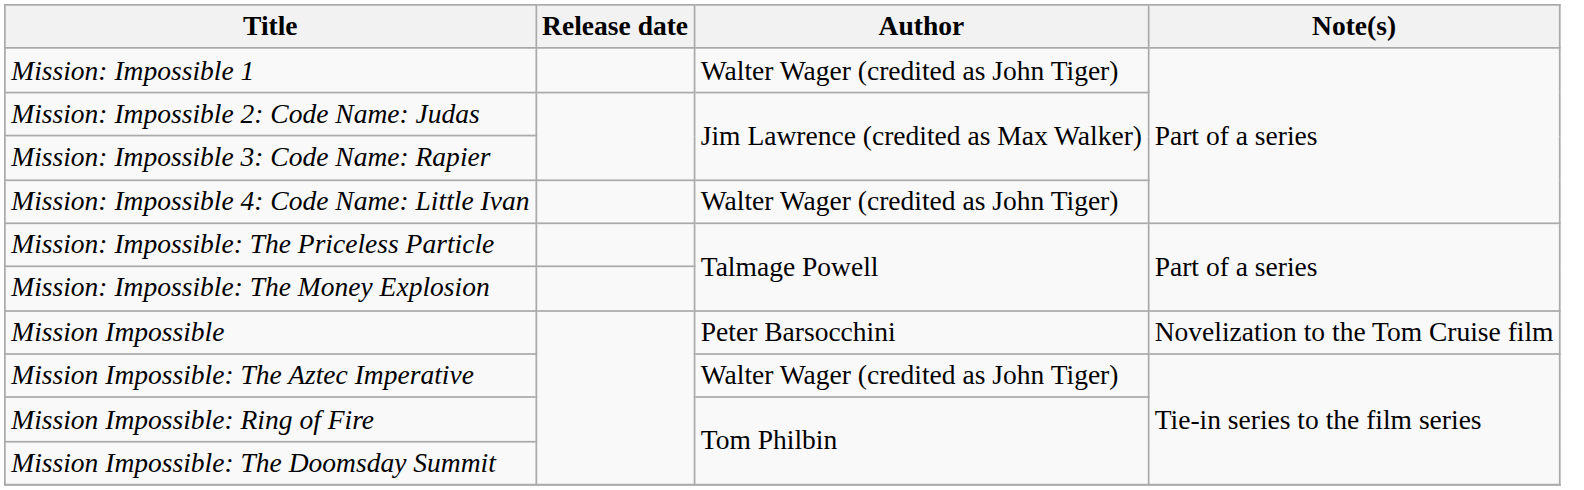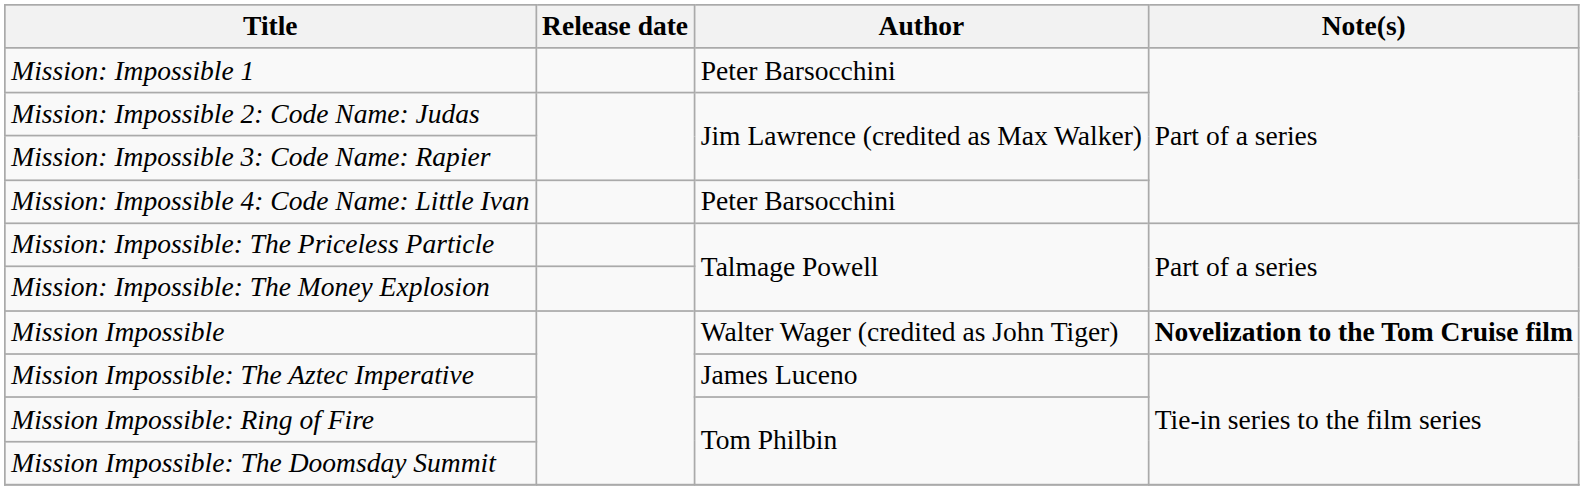(910, 69) Walter Wager (credited as John Tiger) -> (798, 69) Peter Barsocchini
(910, 200) Walter Wager (credited as John Tiger) -> (798, 200) Peter Barsocchini
(798, 331) Peter Barsocchini -> (910, 331) Walter Wager (credited as John Tiger)
(1354, 331) normal -> (1364, 331) bold
(910, 375) Walter Wager (credited as John Tiger) -> (779, 375) James Luceno
